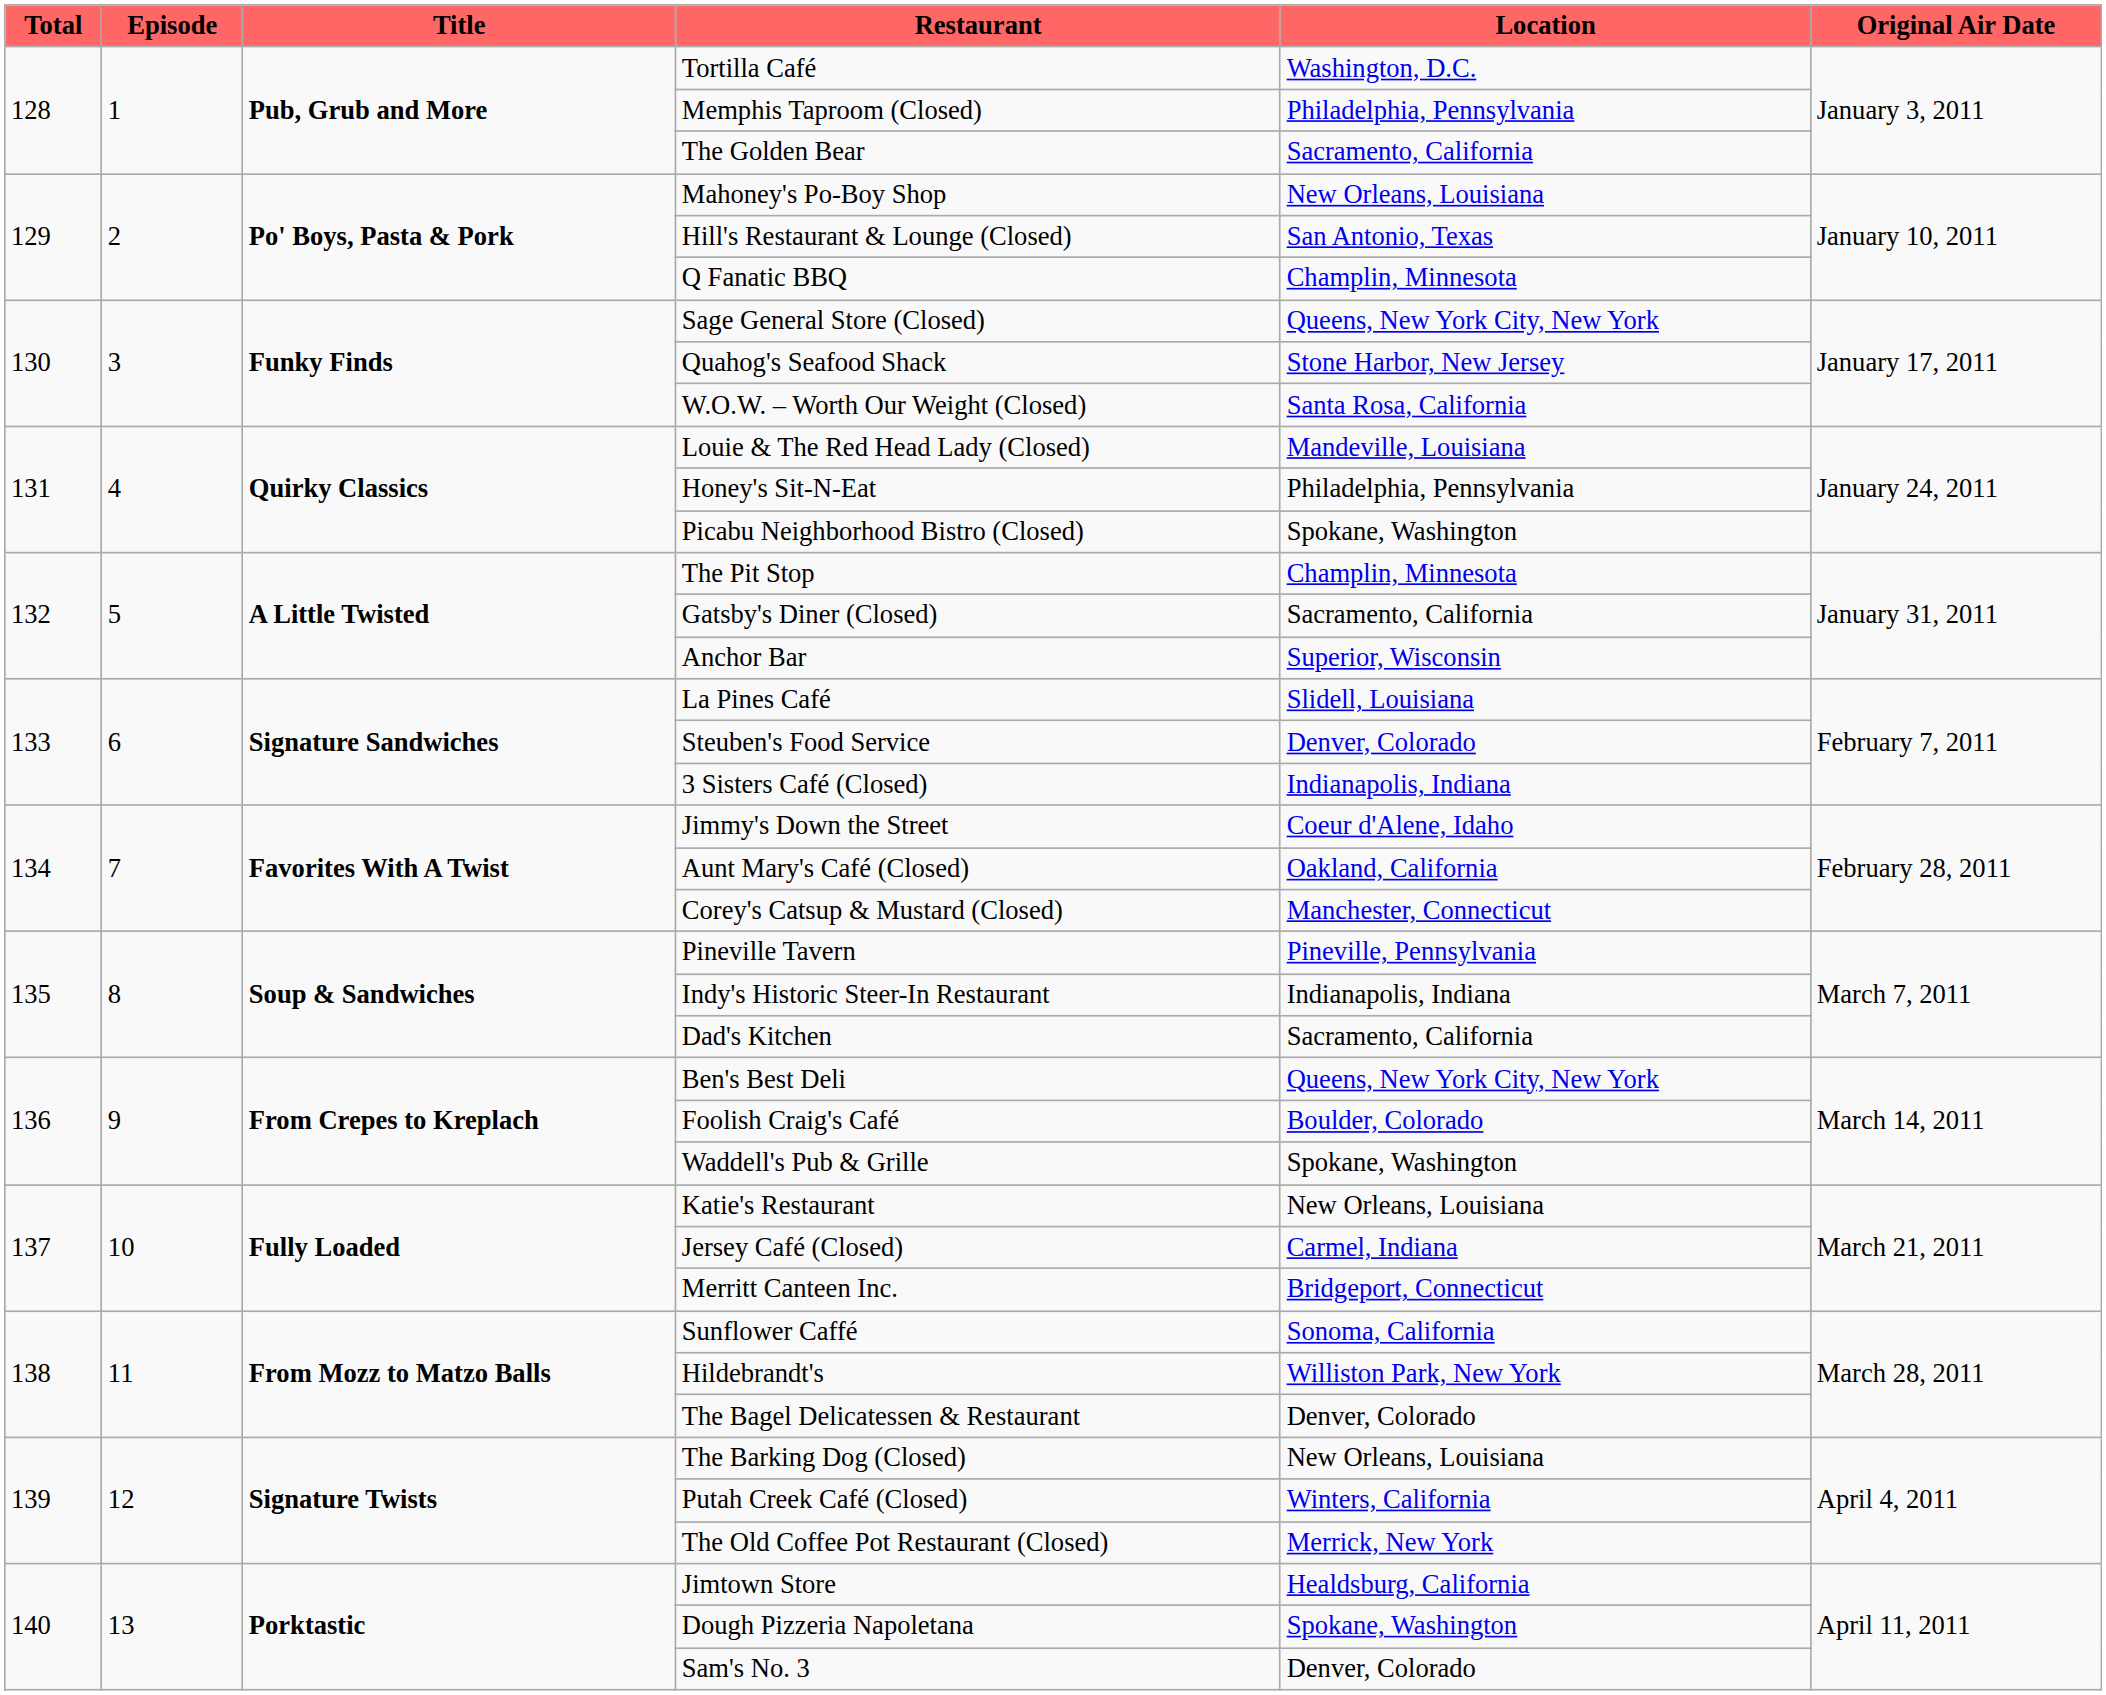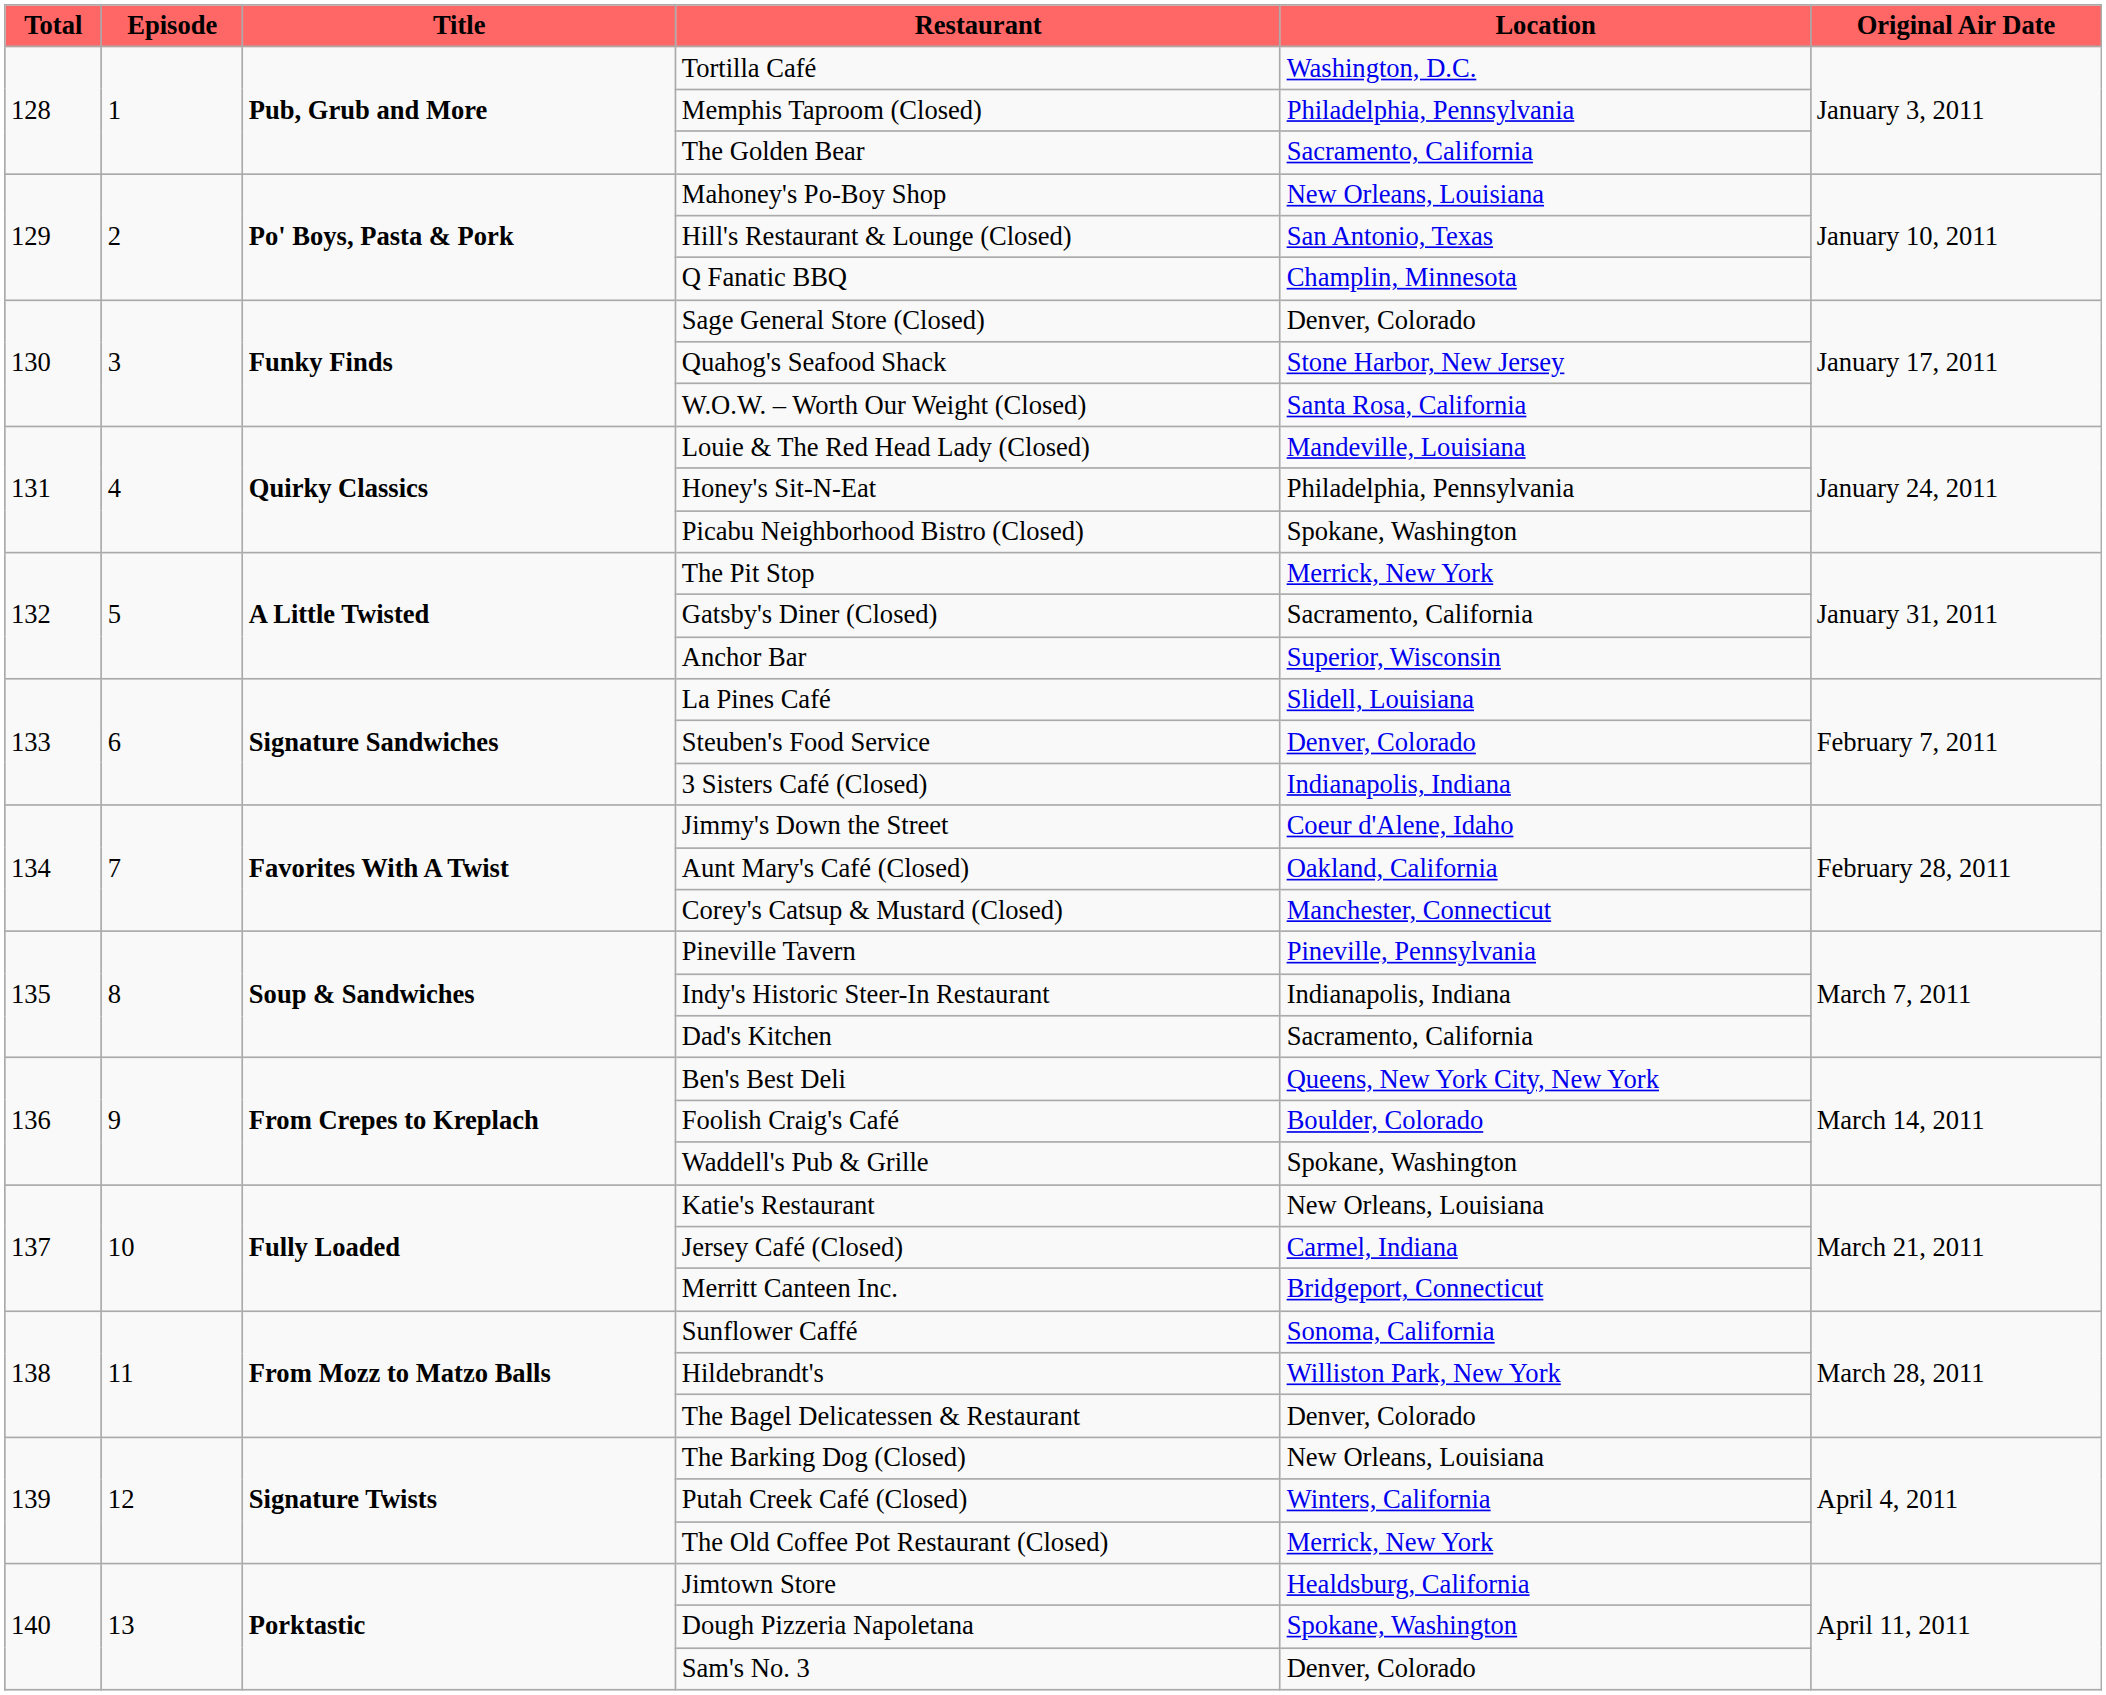(1473, 320) Queens, New York City, New York -> (1381, 320) Denver, Colorado
(1402, 573) Champlin, Minnesota -> (1390, 573) Merrick, New York
